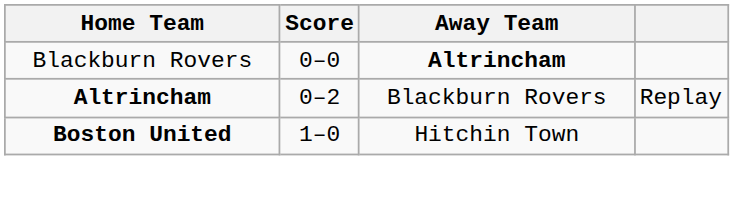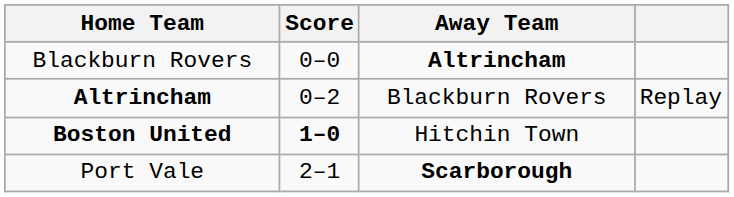(320, 135) normal -> (320, 135) bold
+ row: (142, 173)
